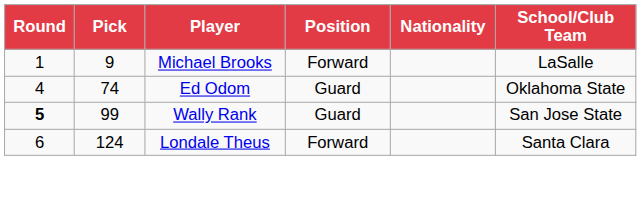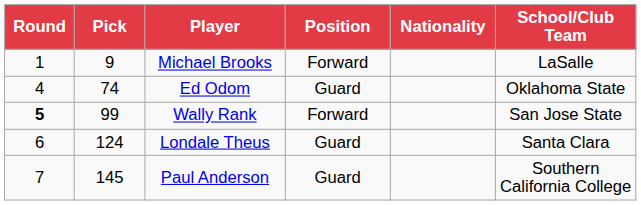(338, 115) Guard -> (338, 115) Forward
(338, 141) Forward -> (338, 141) Guard
+ row: (215, 177)
